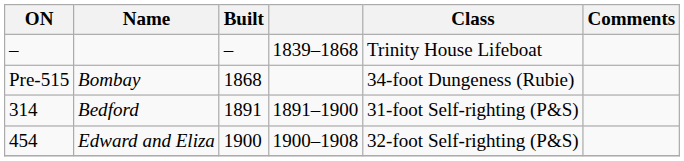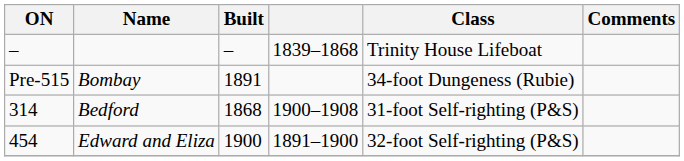(243, 79) 1868 -> (243, 79) 1891
(243, 110) 1891 -> (243, 110) 1868
(315, 110) 1891–1900 -> (315, 110) 1900–1908
(315, 140) 1900–1908 -> (315, 140) 1891–1900
